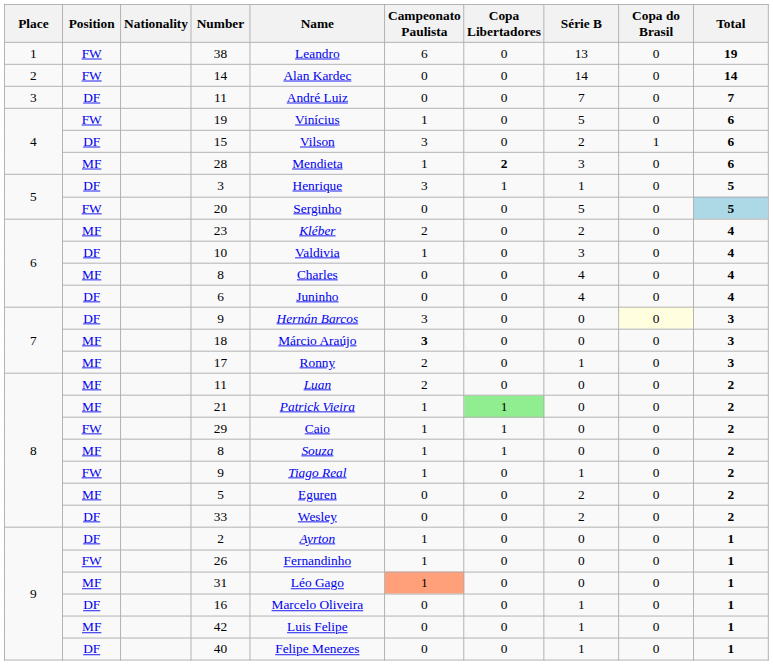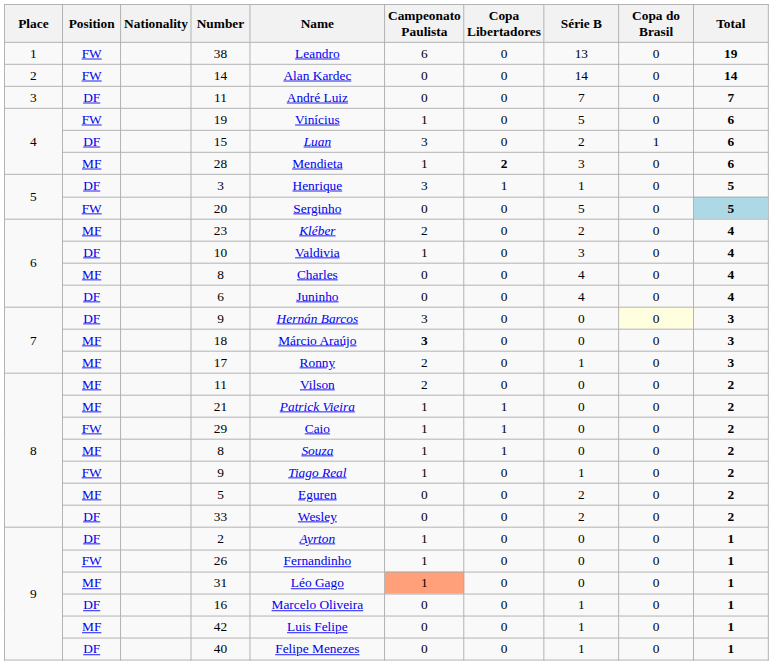(317, 141) Vilson -> (317, 141) Luan
(317, 384) Luan -> (317, 384) Vilson
(504, 406) lightgreen background -> (504, 406) no background
